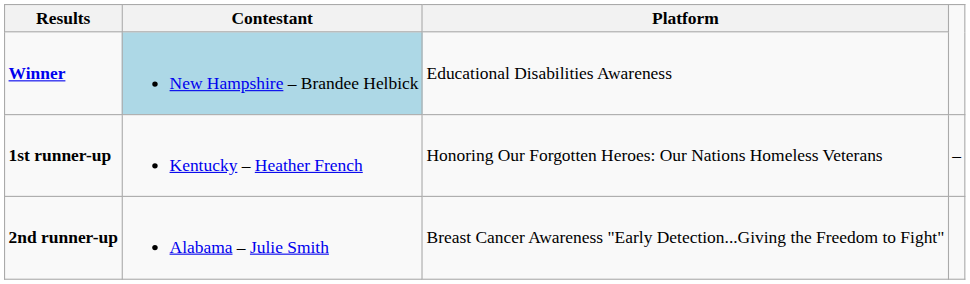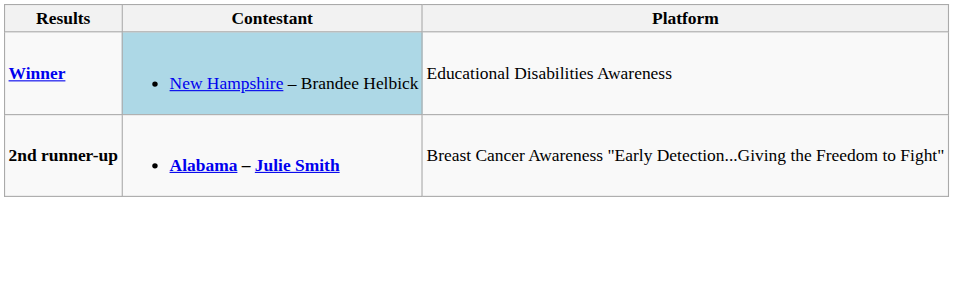- row: (60, 155)
(272, 247) normal -> (272, 165) bold
